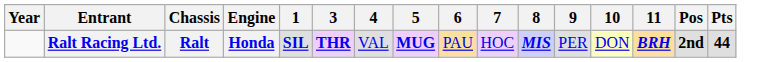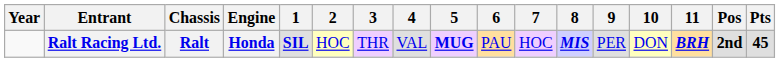+ column: (333, 17)
(333, 43) bold -> (373, 43) normal
(722, 43) 44 -> (760, 43) 45
